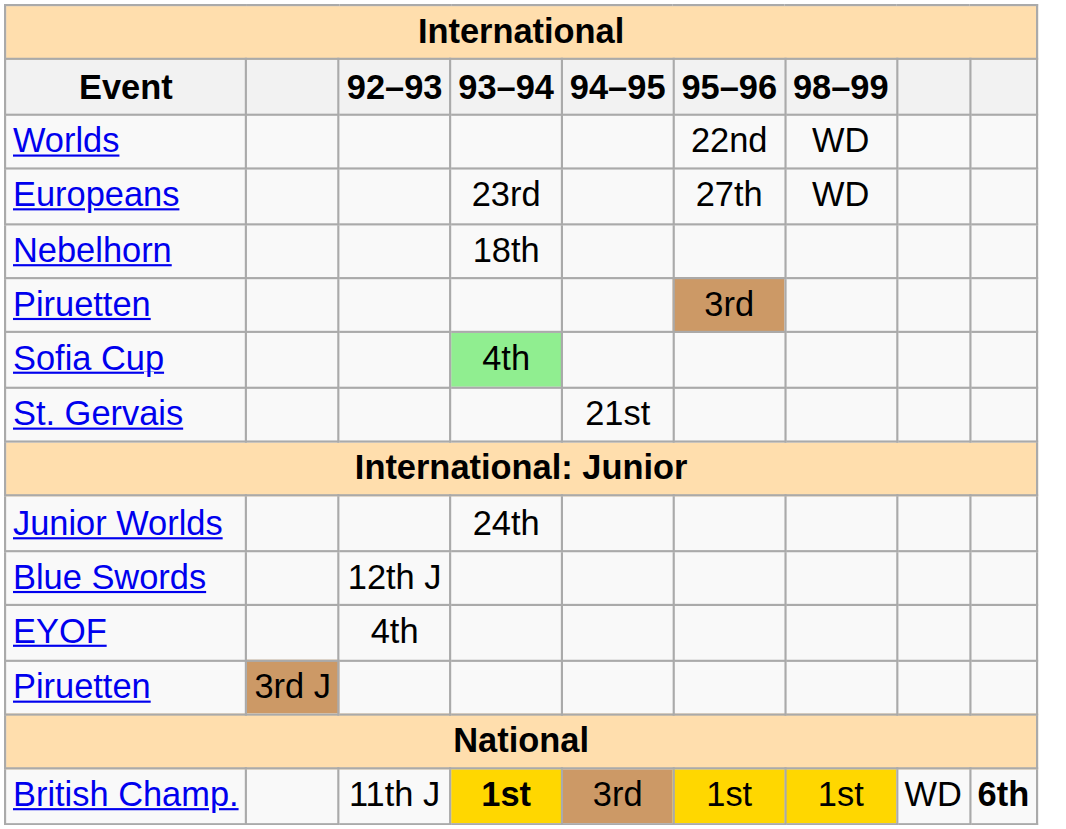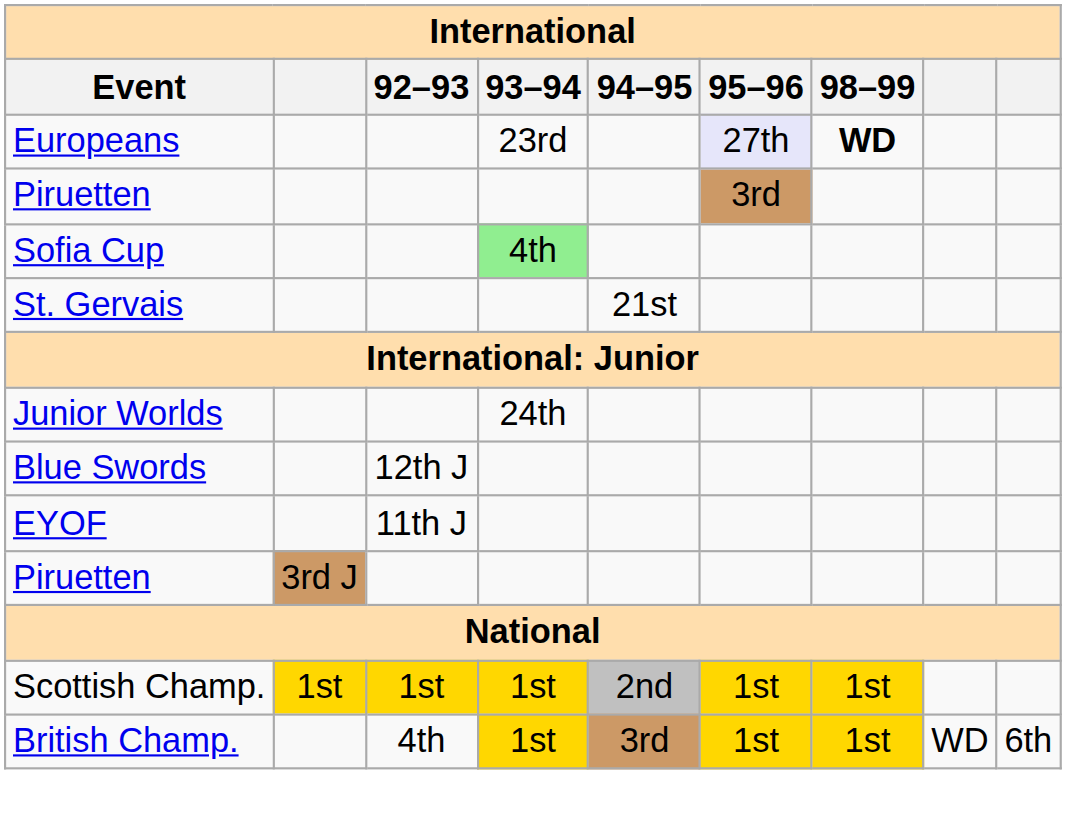- row: (66, 140)
(729, 195) no background -> (756, 140) lavender background
(841, 195) normal -> (868, 140) bold
- row: (92, 250)
(395, 631) 4th -> (421, 522) 11th J
+ row: (139, 686)
(395, 795) 11th J -> (421, 741) 4th
(506, 795) bold -> (533, 741) normal
(1003, 795) bold -> (1028, 741) normal
